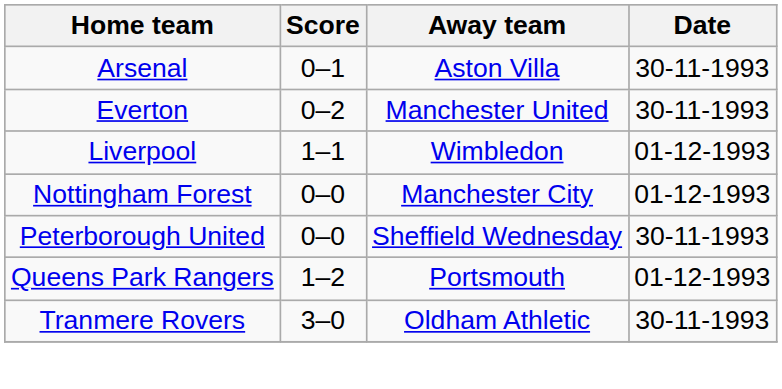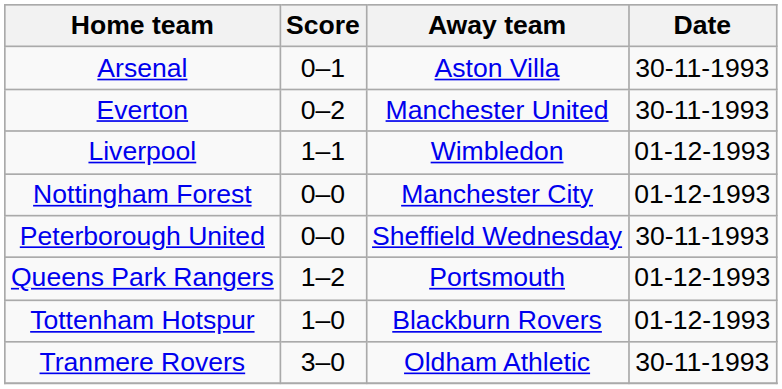+ row: (142, 320)
